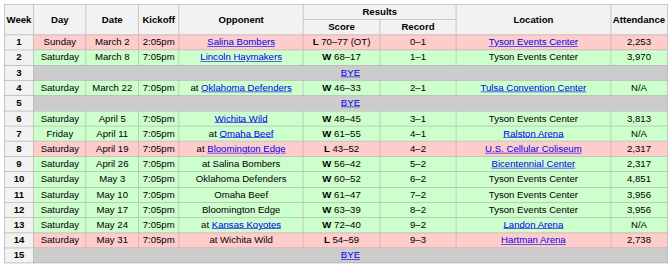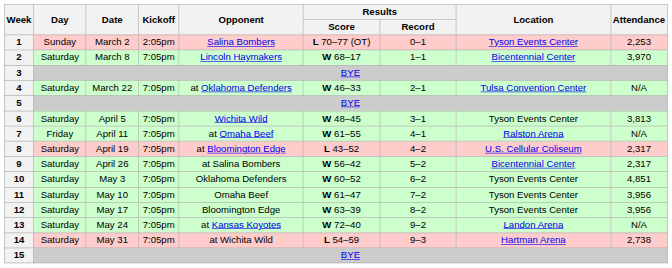(533, 57) Tyson Events Center -> (533, 57) Bicentennial Center
